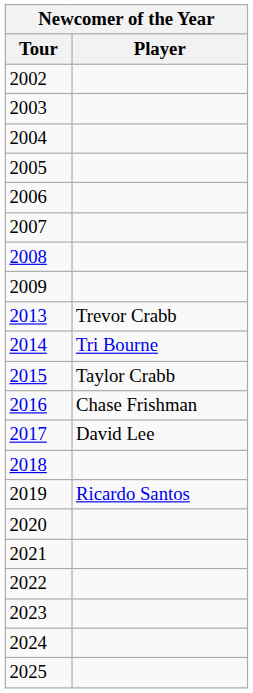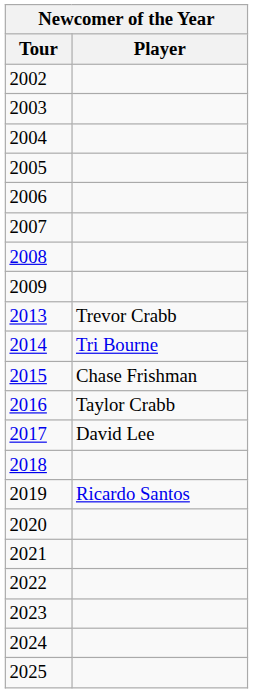(125, 375) Taylor Crabb -> (137, 375) Chase Frishman
(137, 405) Chase Frishman -> (125, 405) Taylor Crabb
